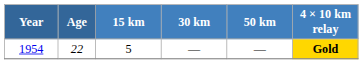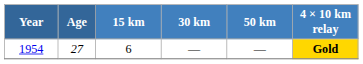(77, 49) 22 -> (77, 49) 27
(129, 49) 5 -> (129, 49) 6
